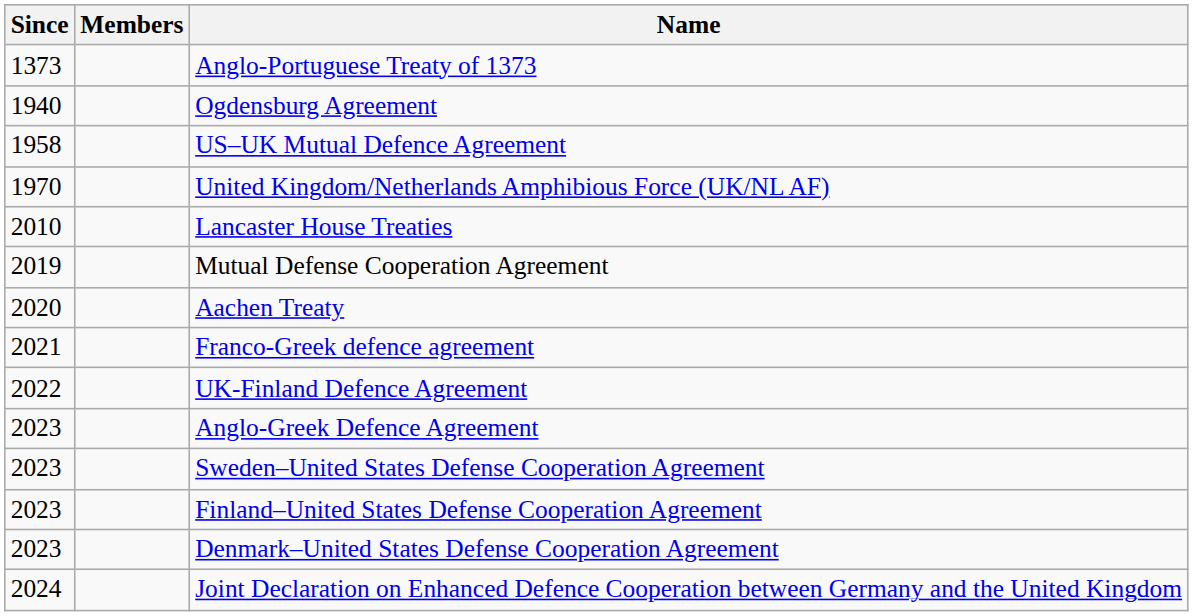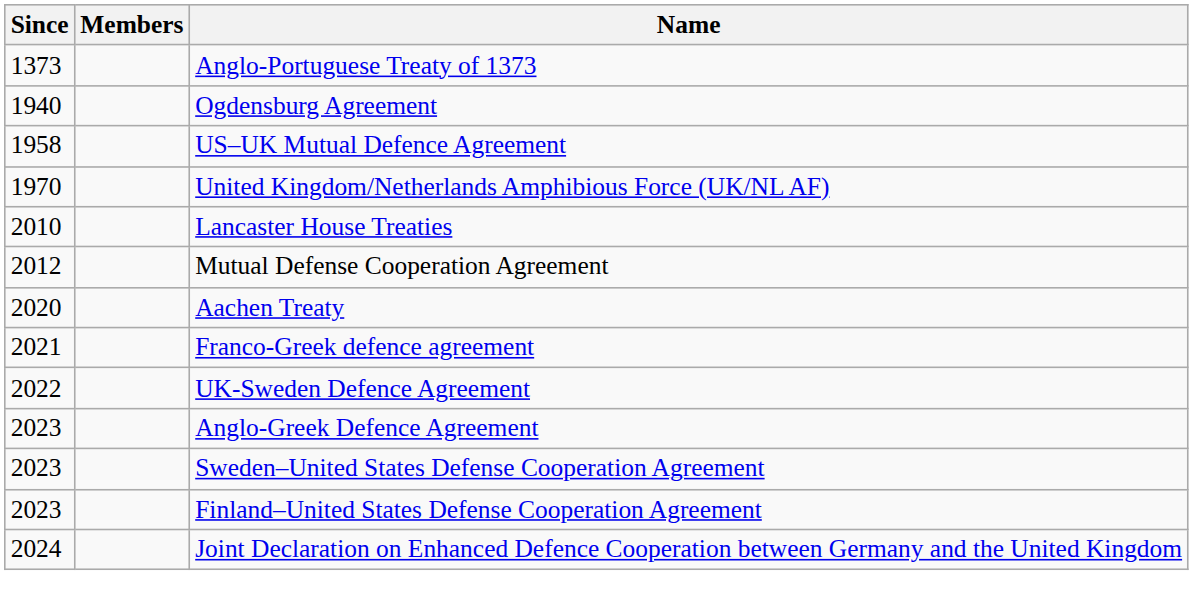(36, 266) 2019 -> (36, 266) 2012
- row: (361, 387)
+ row: (363, 387)
- row: (487, 549)
